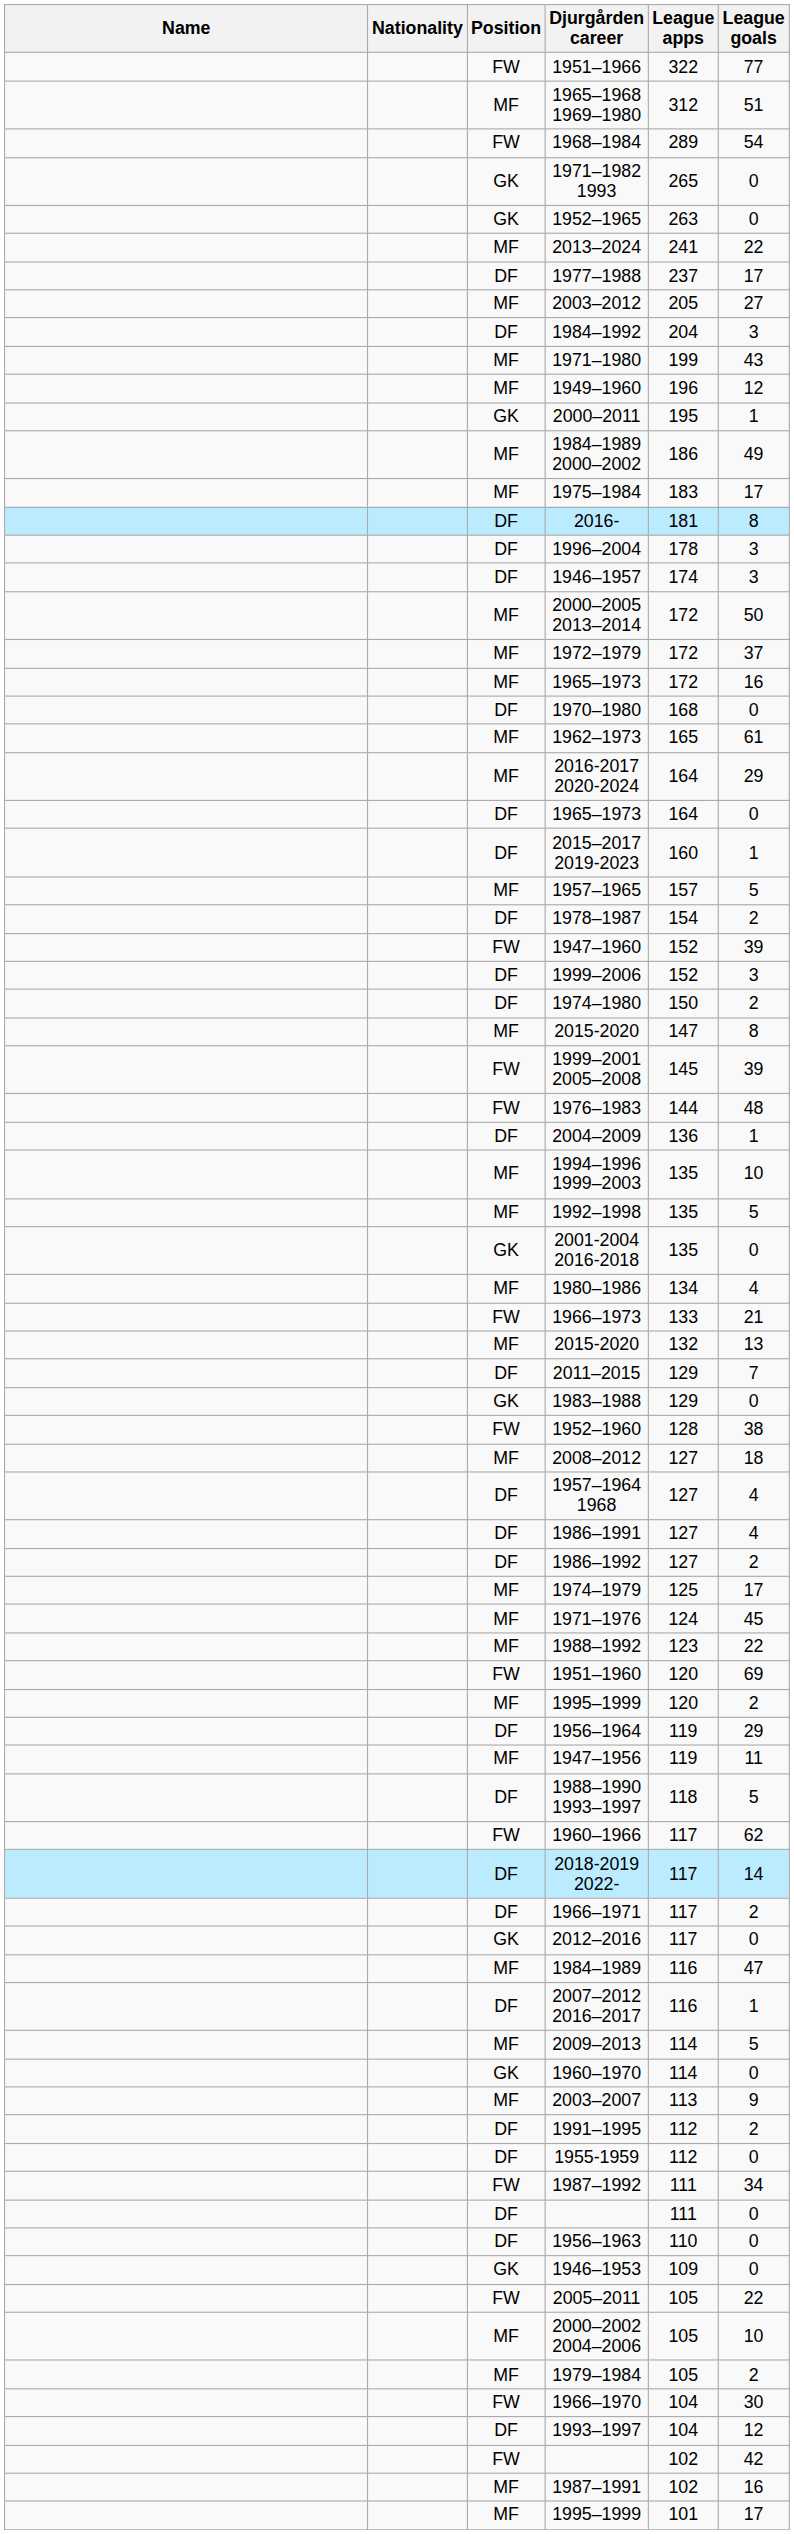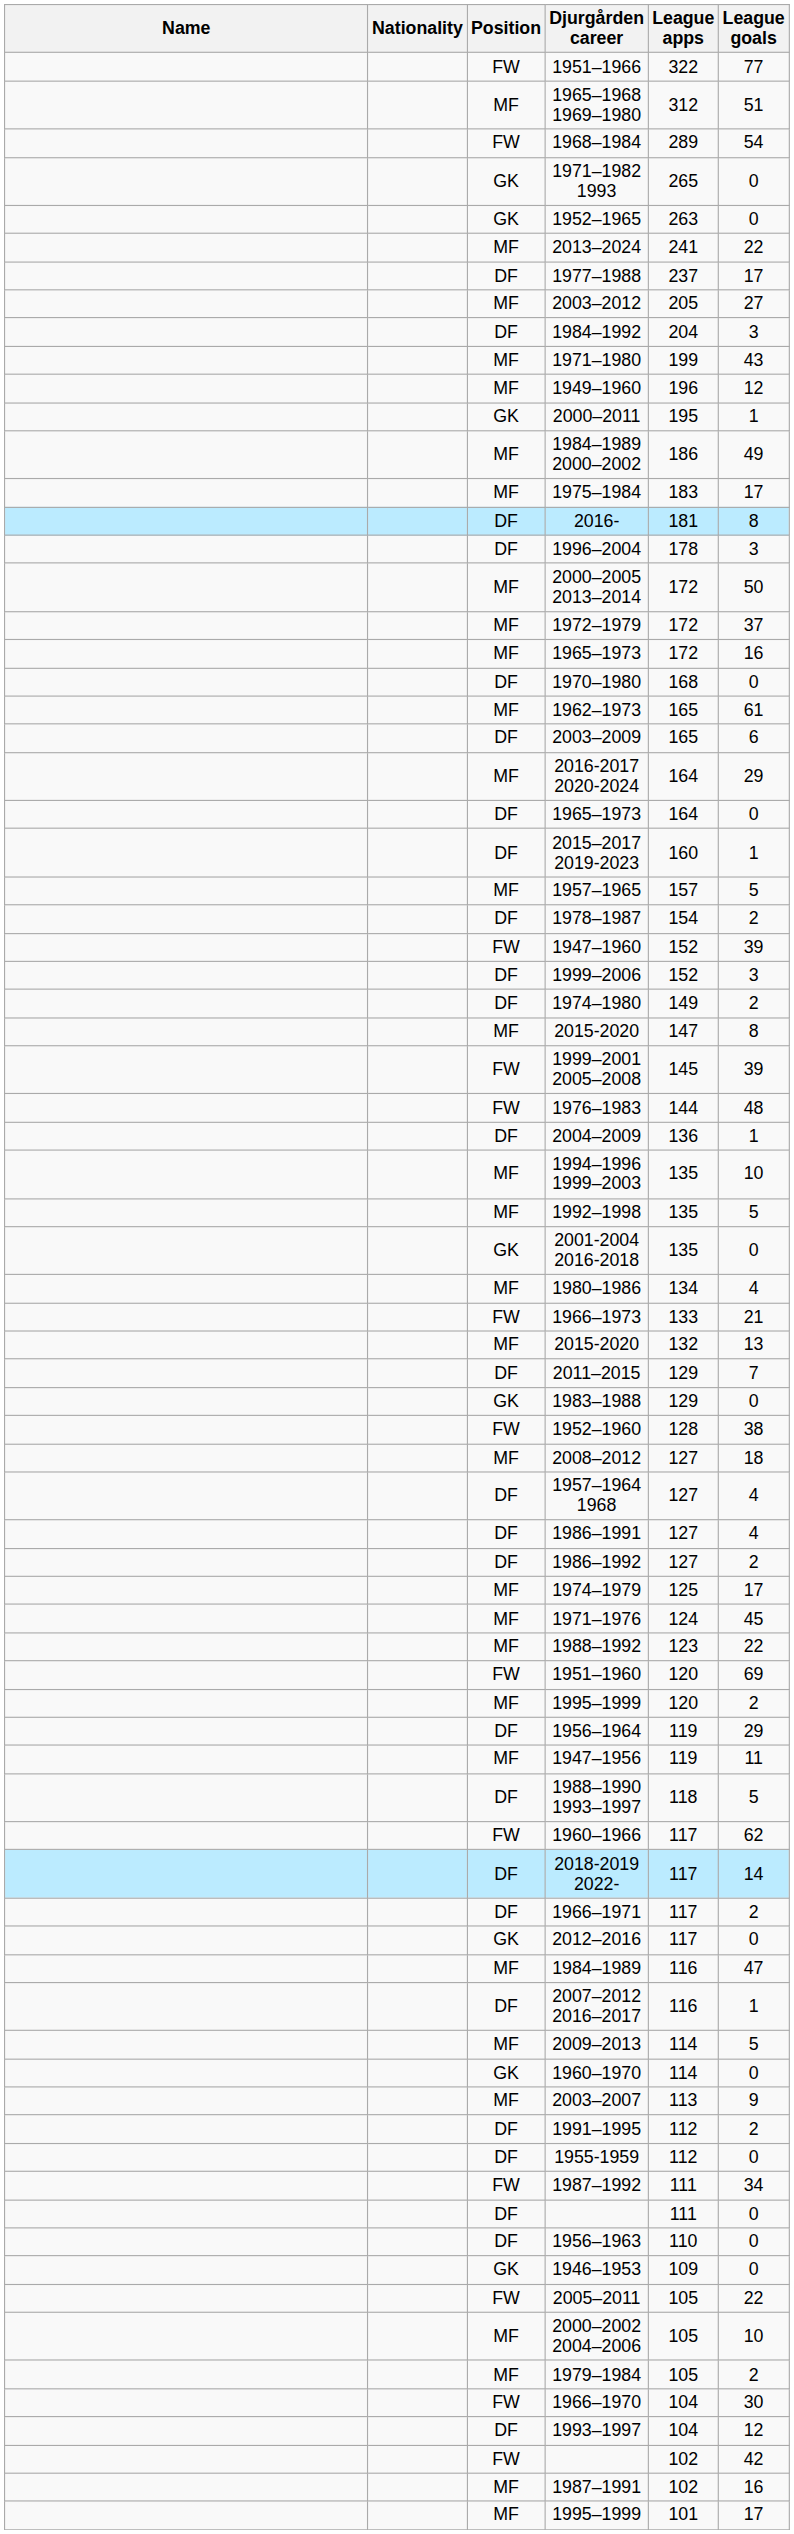- row: (506, 577)
+ row: (506, 738)
(683, 1003) 150 -> (683, 1003) 149
